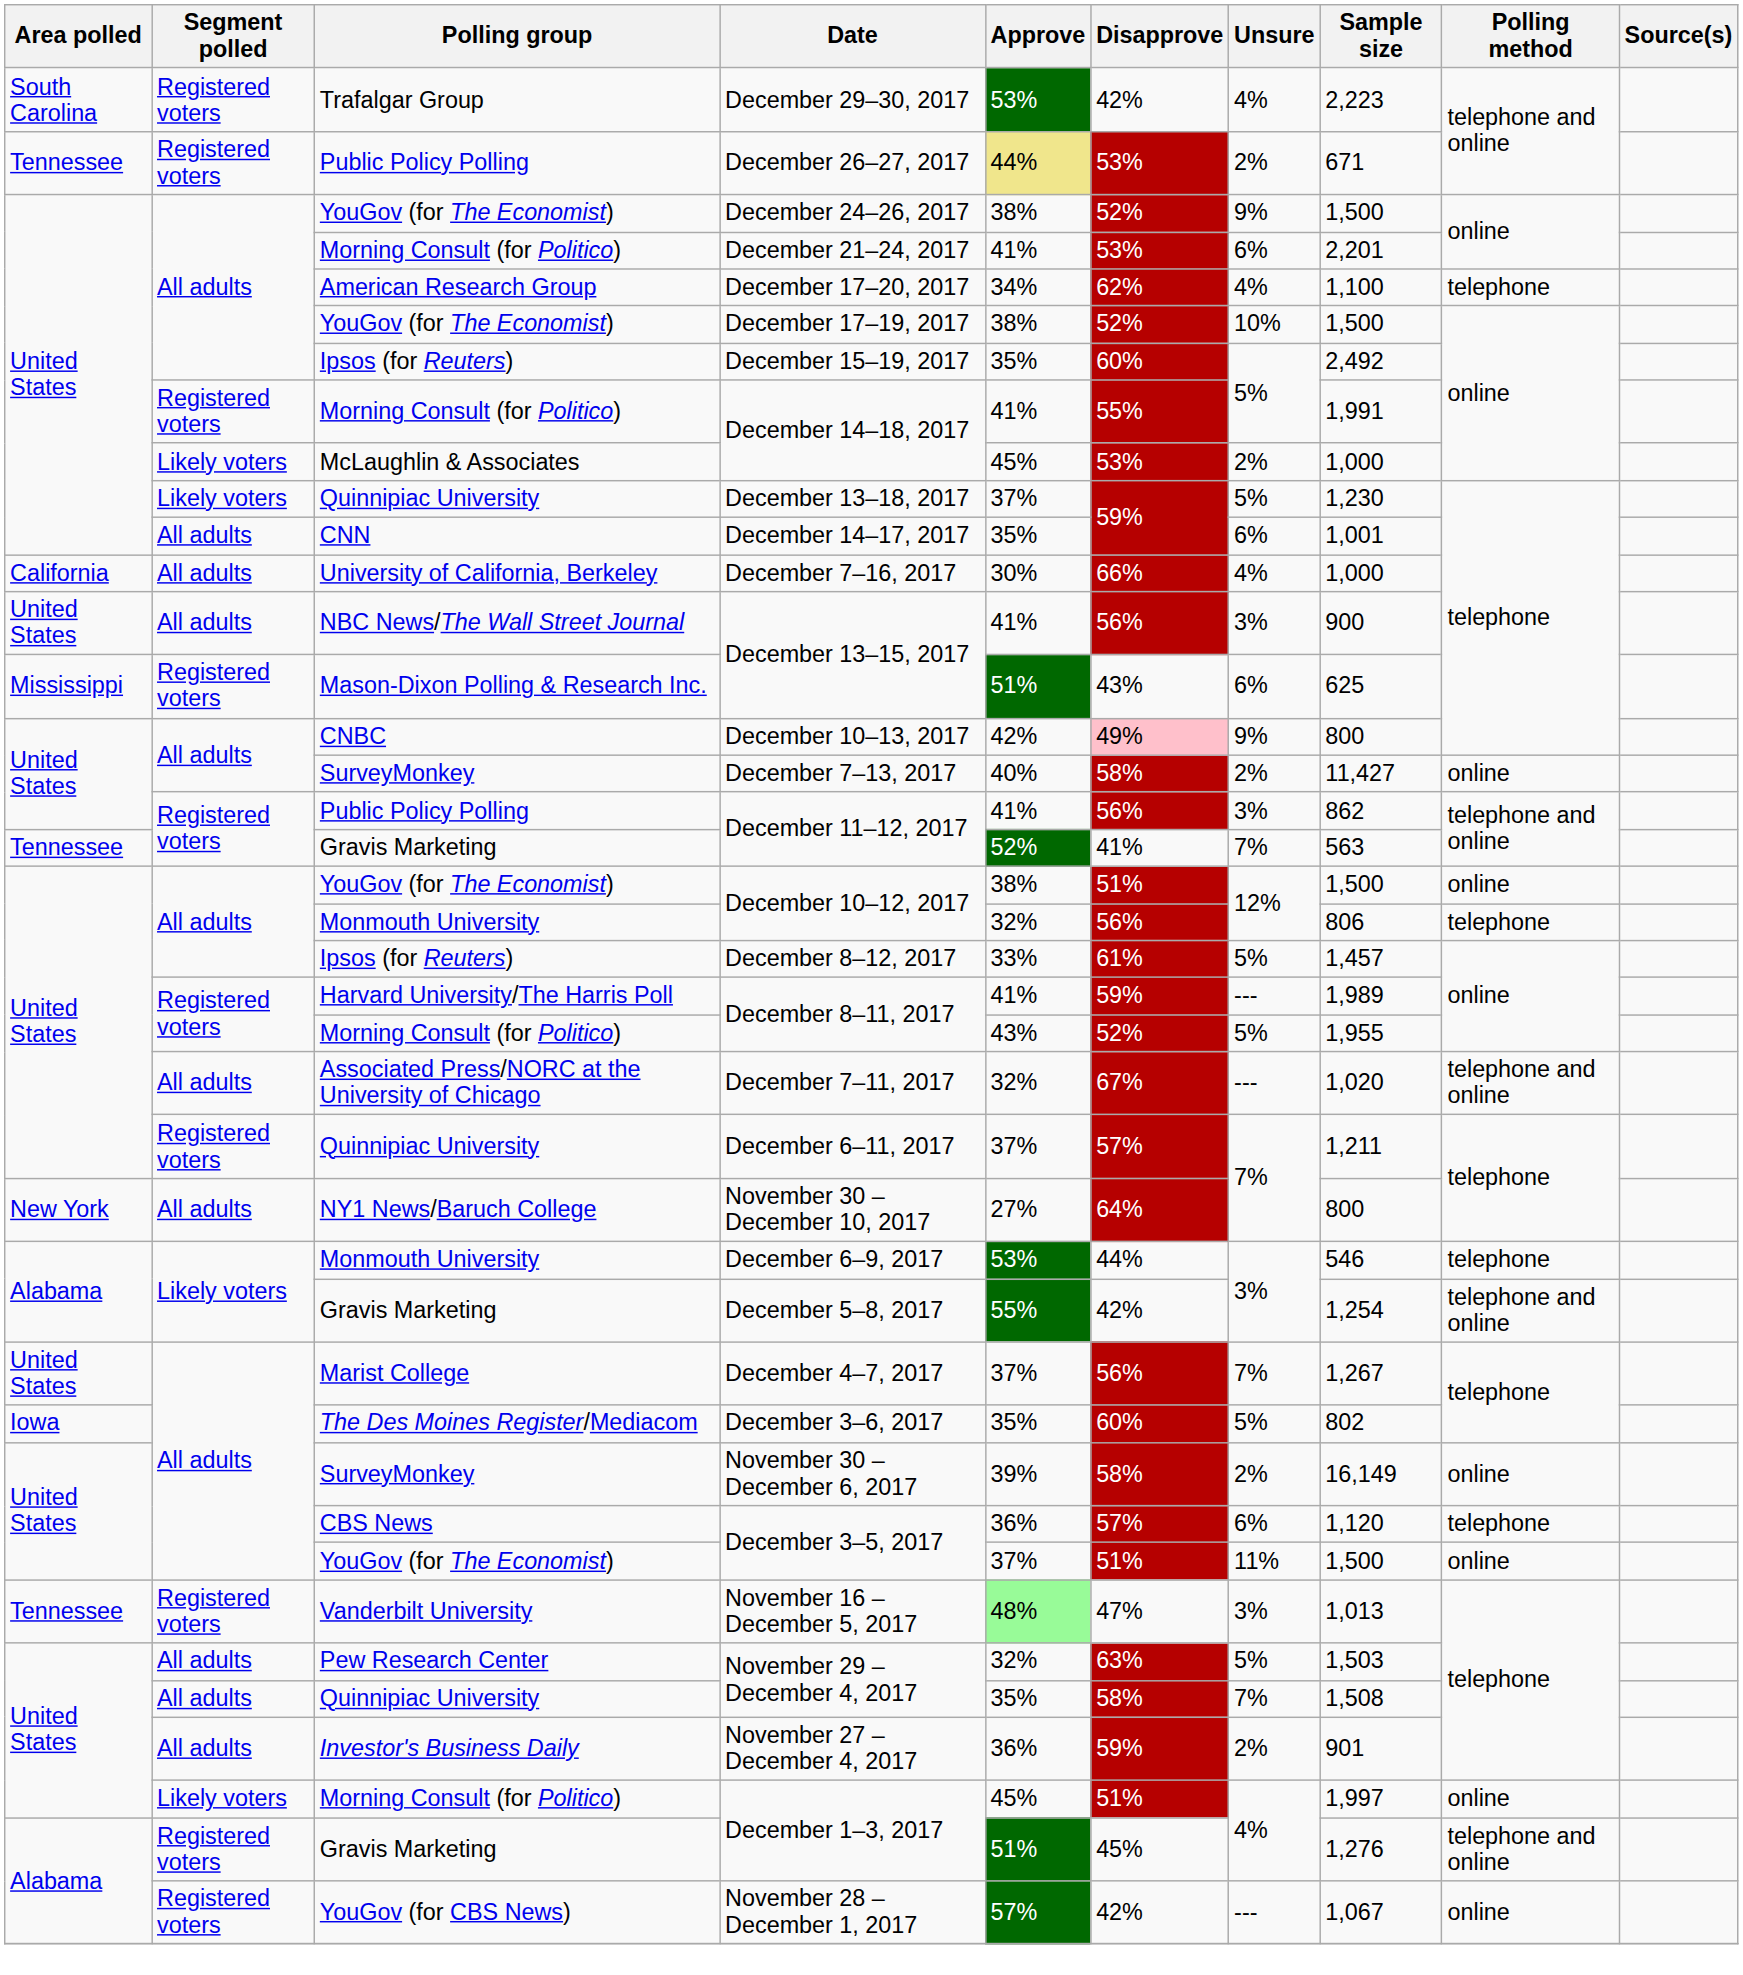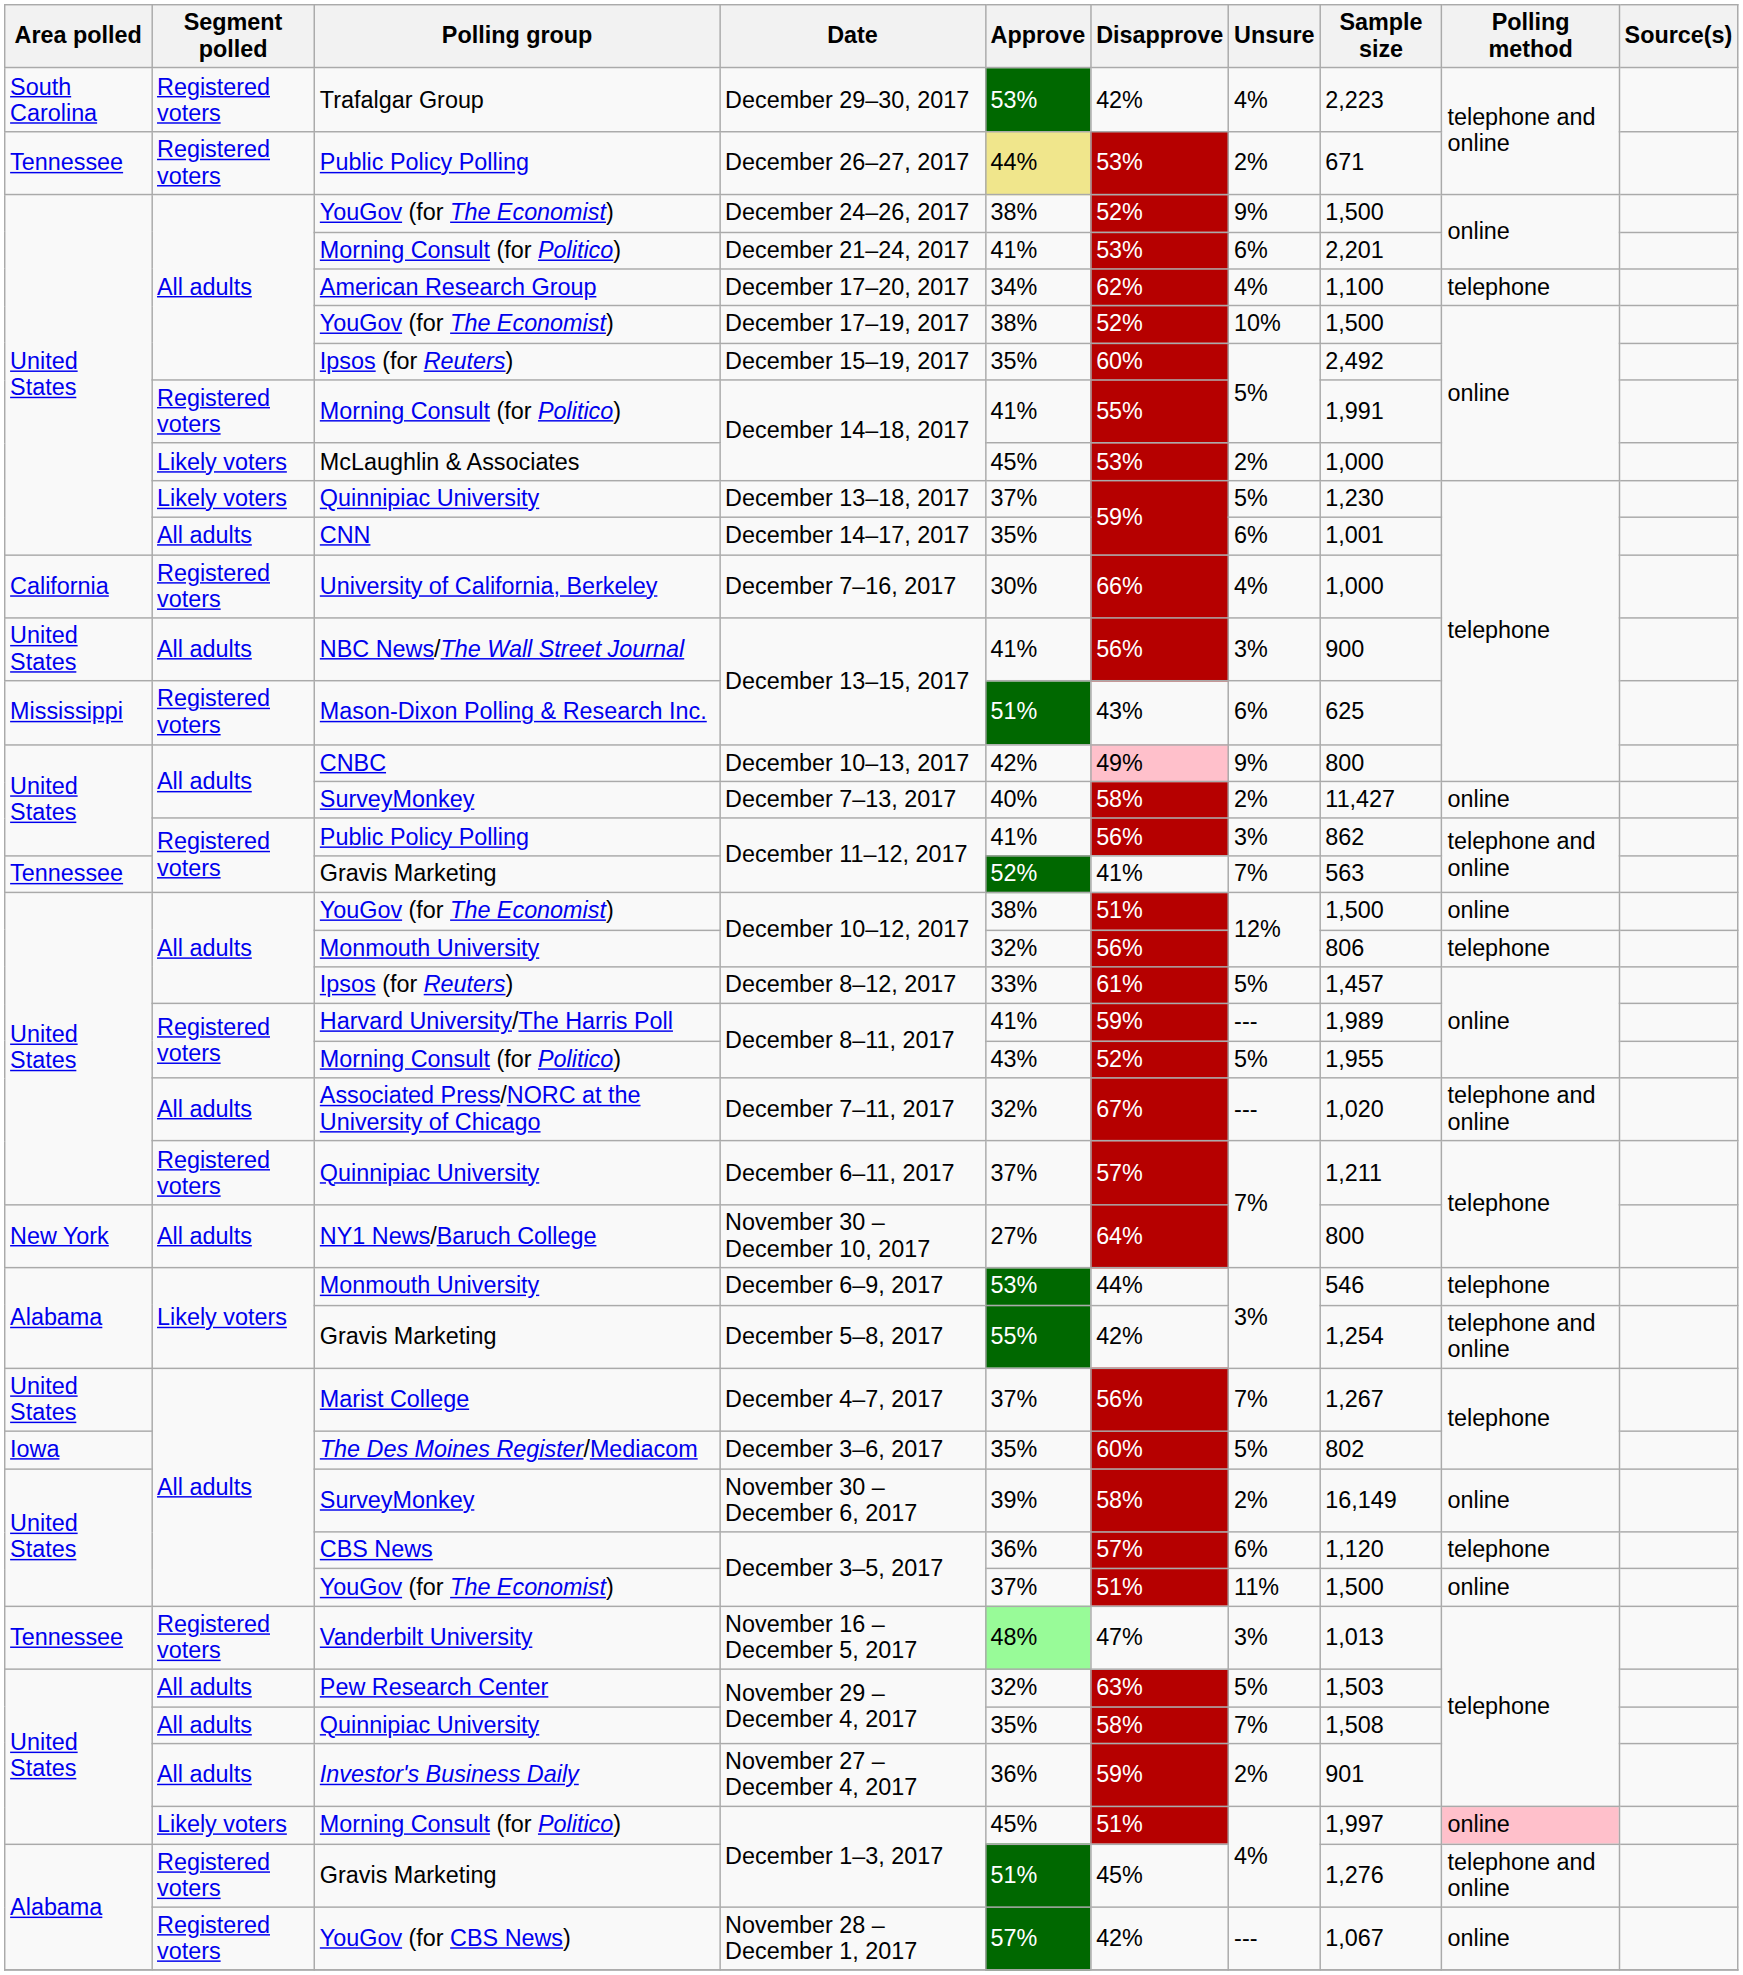(204, 572) All adults -> (214, 585) Registered voters
(1479, 1798) no background -> (1479, 1825) pink background
